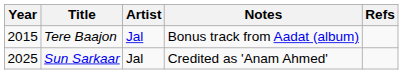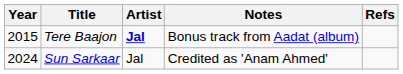(135, 36) normal -> (135, 36) bold
(23, 58) 2025 -> (23, 58) 2024
